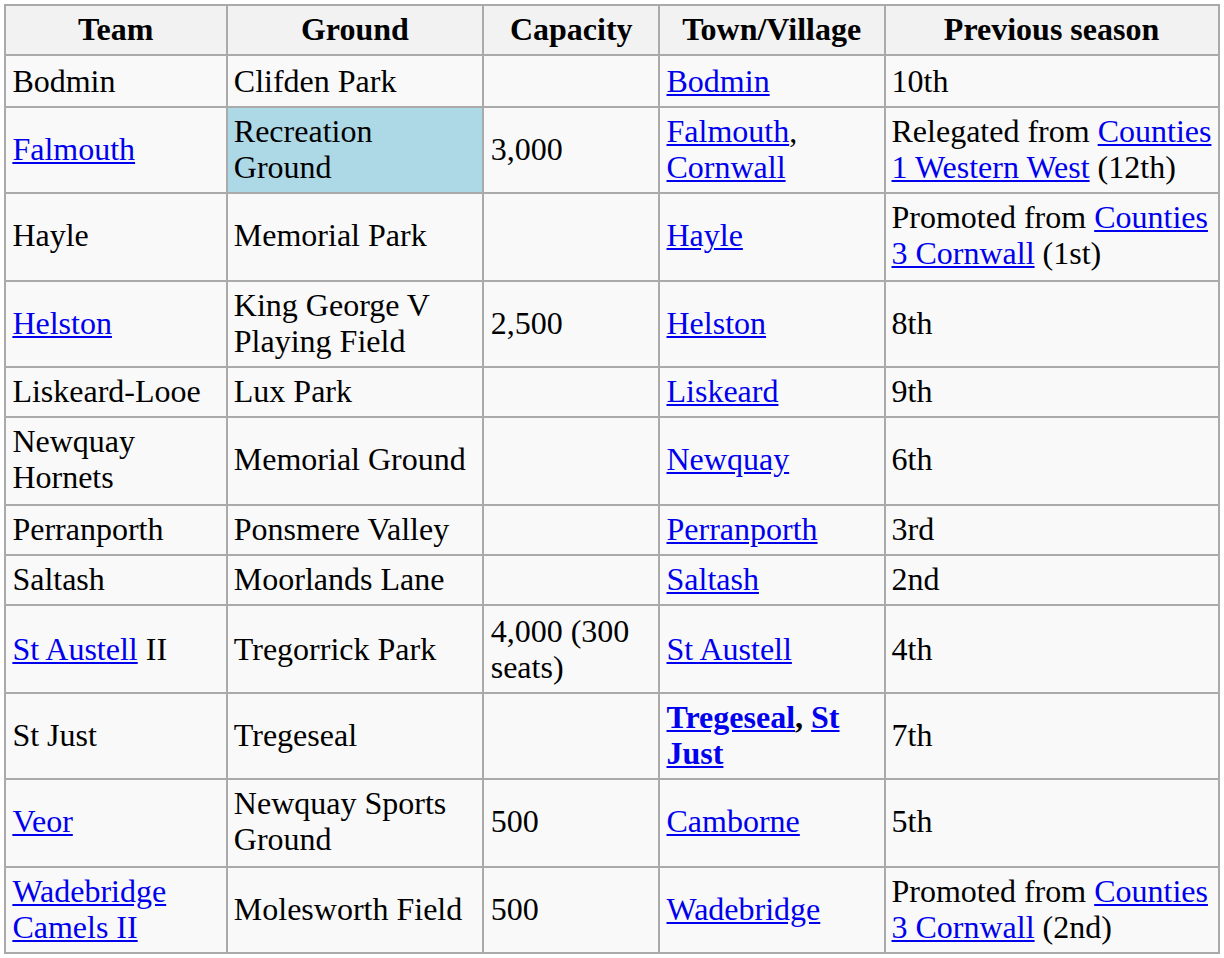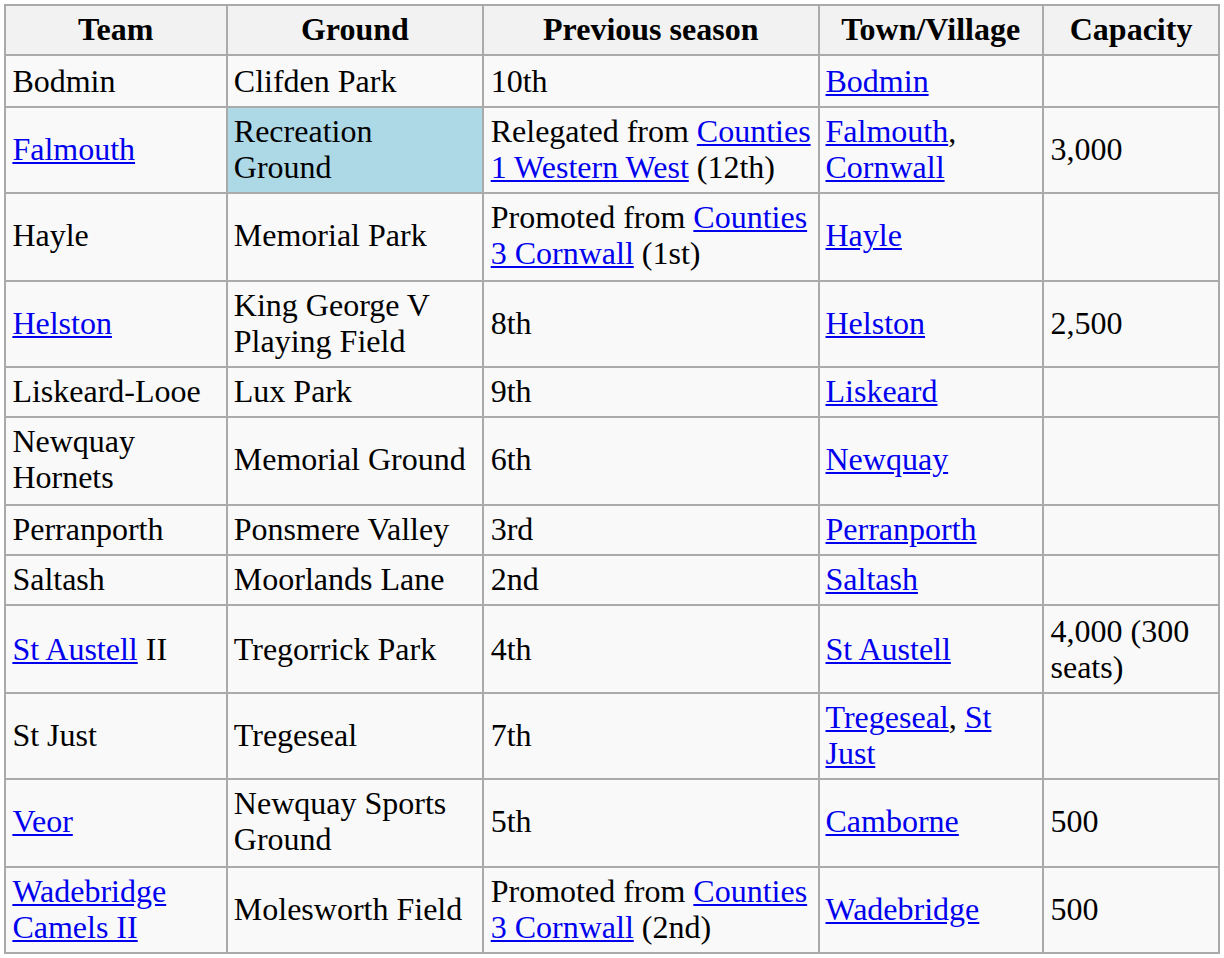columns swapped: (571, 29) <-> (1052, 29)
(753, 735) bold -> (908, 735) normal
